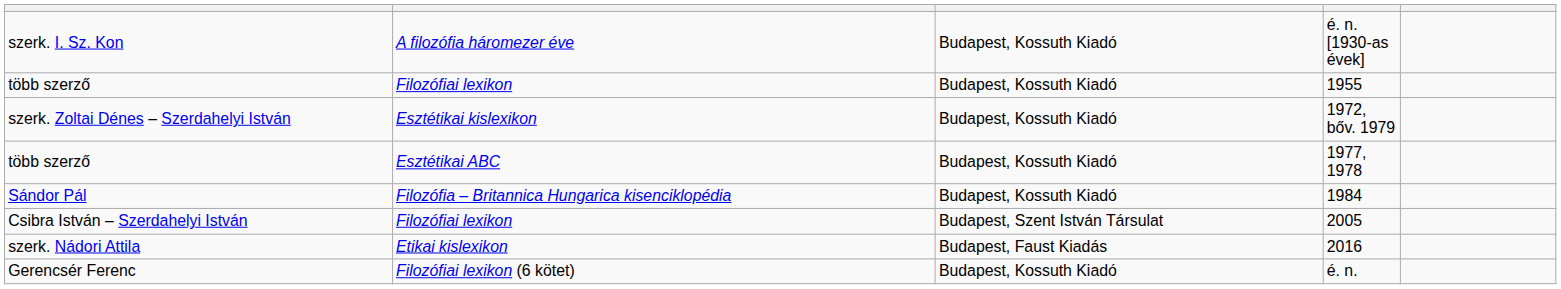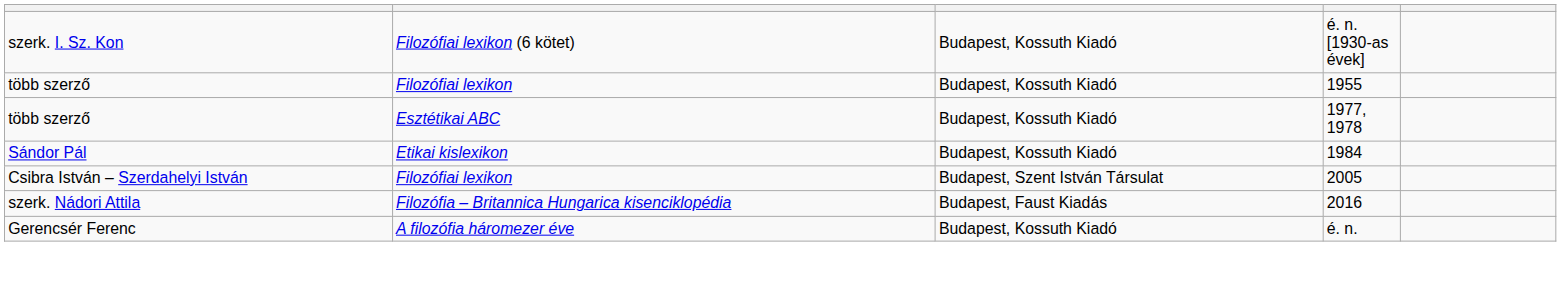(485, 42) A filozófia háromezer éve -> (485, 42) Filozófiai lexikon (6 kötet)
- row: (1361, 119)
(564, 196) Filozófia – Britannica Hungarica kisenciklopédia -> (452, 153) Etikai kislexikon
(452, 246) Etikai kislexikon -> (564, 203) Filozófia – Britannica Hungarica kisenciklopédia
(485, 271) Filozófiai lexikon (6 kötet) -> (485, 228) A filozófia háromezer éve
